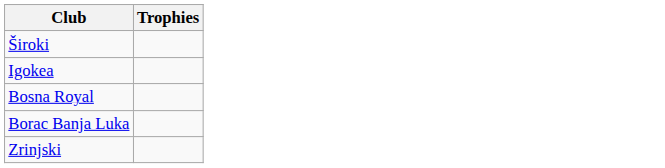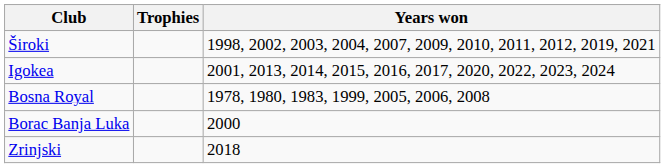+ column: (431, 17)
